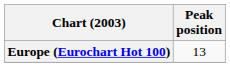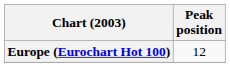(199, 51) 13 -> (199, 51) 12
